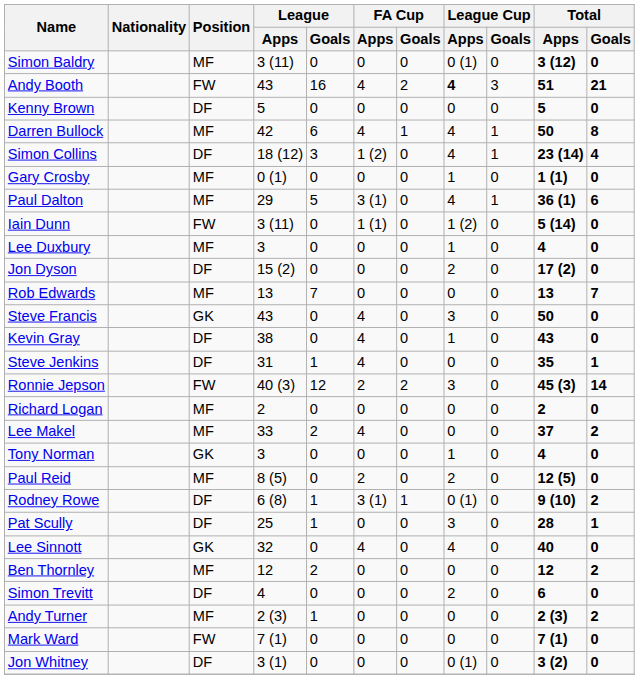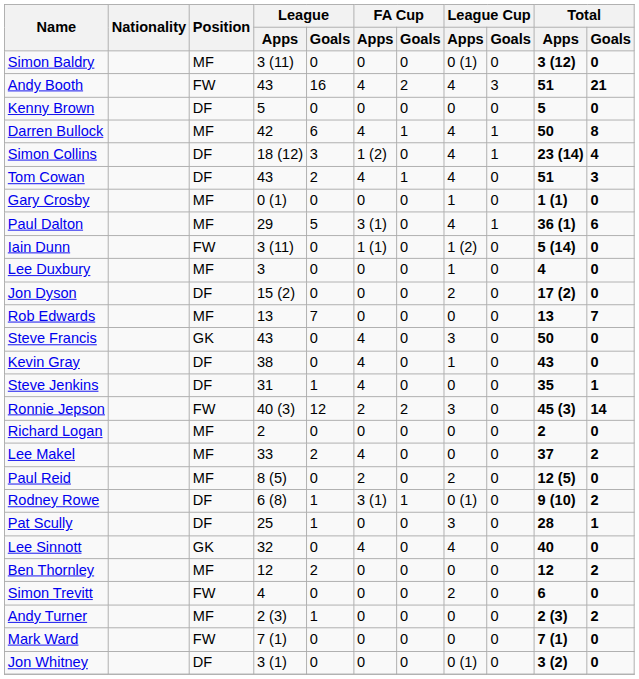(451, 85) bold -> (451, 85) normal
+ row: (46, 177)
- row: (51, 454)
(203, 593) DF -> (204, 593) FW
